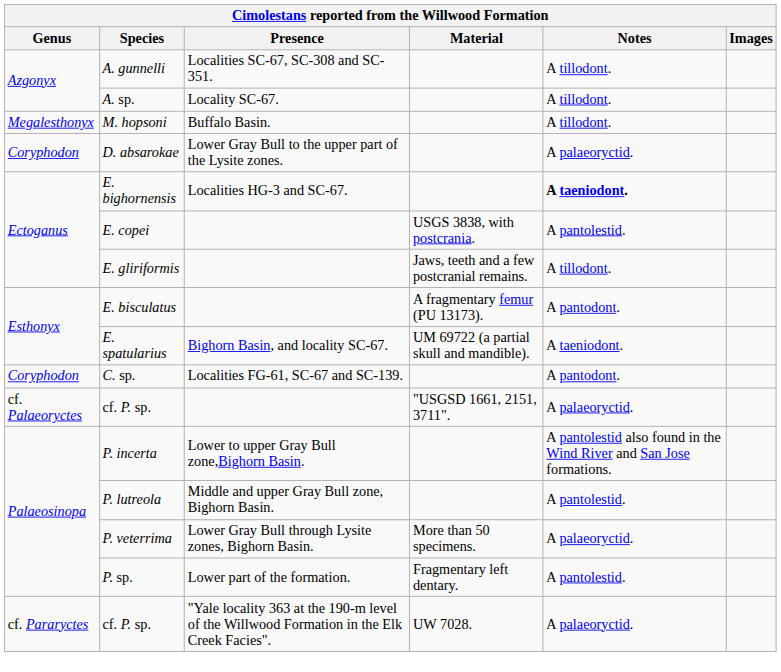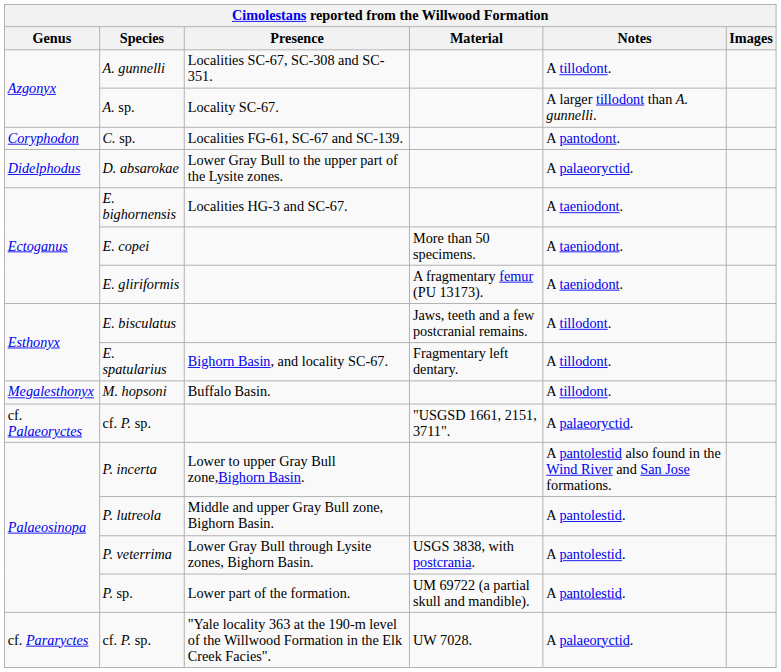(579, 99) A tillodont. -> (617, 107) A larger tillodont than A. gunnelli.
rows swapped: (119, 376) <-> (135, 122)
(43, 152) Coryphodon -> (44, 168) Didelphodus
(587, 191) bold -> (585, 207) normal
(463, 229) USGS 3838, with postcrania. -> (451, 245) More than 50 specimens.
(586, 229) A pantolestid. -> (585, 245) A taeniodont.
(474, 268) Jaws, teeth and a few postcranial remains. -> (473, 284) A fragmentary femur (PU 13173).
(579, 268) A tillodont. -> (585, 284) A taeniodont.
(473, 307) A fragmentary femur (PU 13173). -> (474, 323) Jaws, teeth and a few postcranial remains.
(583, 307) A pantodont. -> (579, 323) A tillodont.
(471, 345) UM 69722 (a partial skull and mandible). -> (461, 361) Fragmentary left dentary.
(585, 345) A taeniodont. -> (579, 361) A tillodont.
(451, 538) More than 50 specimens. -> (463, 554) USGS 3838, with postcrania.
(590, 538) A palaeoryctid. -> (586, 554) A pantolestid.
(461, 577) Fragmentary left dentary. -> (471, 593) UM 69722 (a partial skull and mandible).
